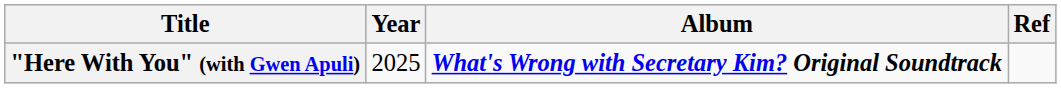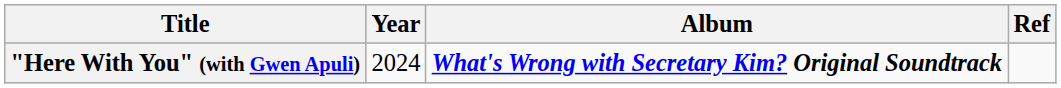(396, 62) 2025 -> (396, 62) 2024
